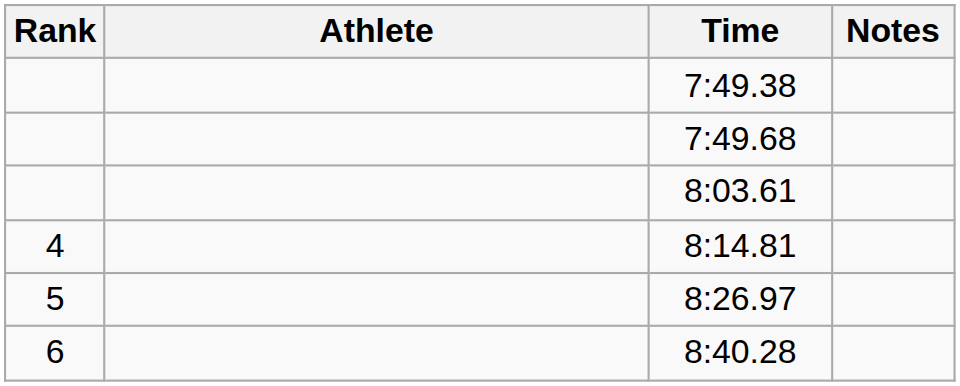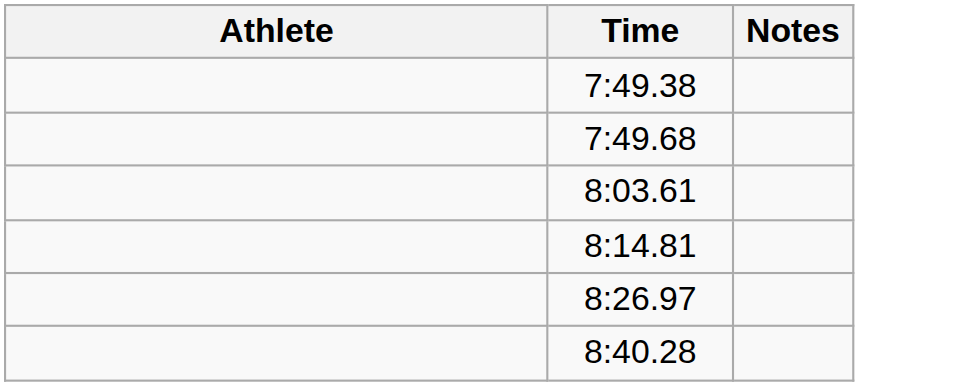- column: (55, 31)
